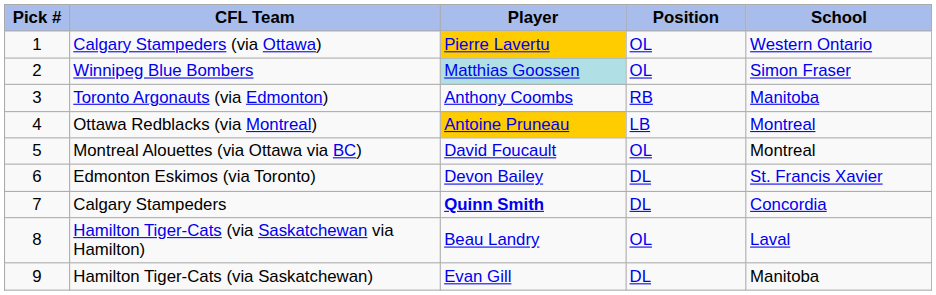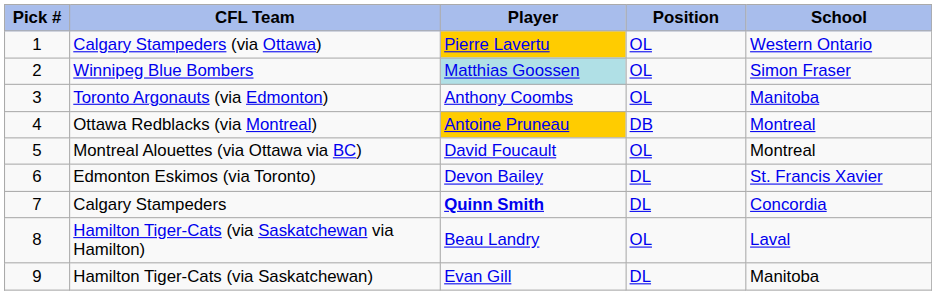(641, 97) RB -> (641, 97) OL
(640, 124) LB -> (641, 124) DB
